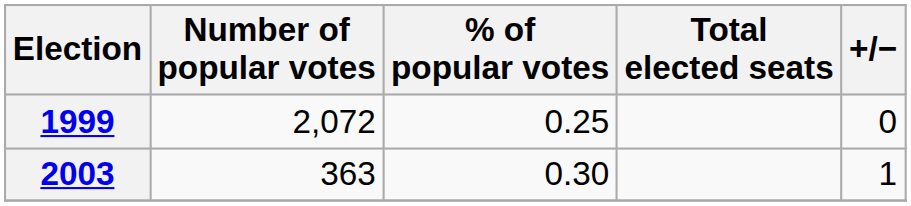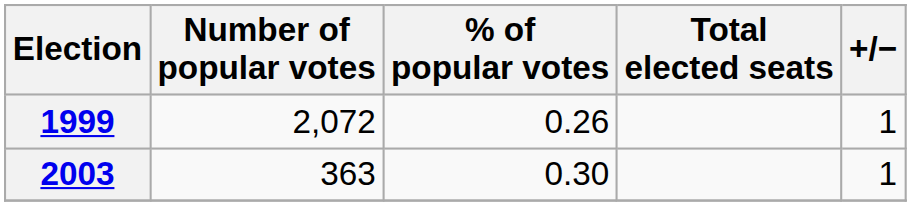(577, 121) 0.25 -> (577, 121) 0.26
(888, 121) 0 -> (888, 121) 1
